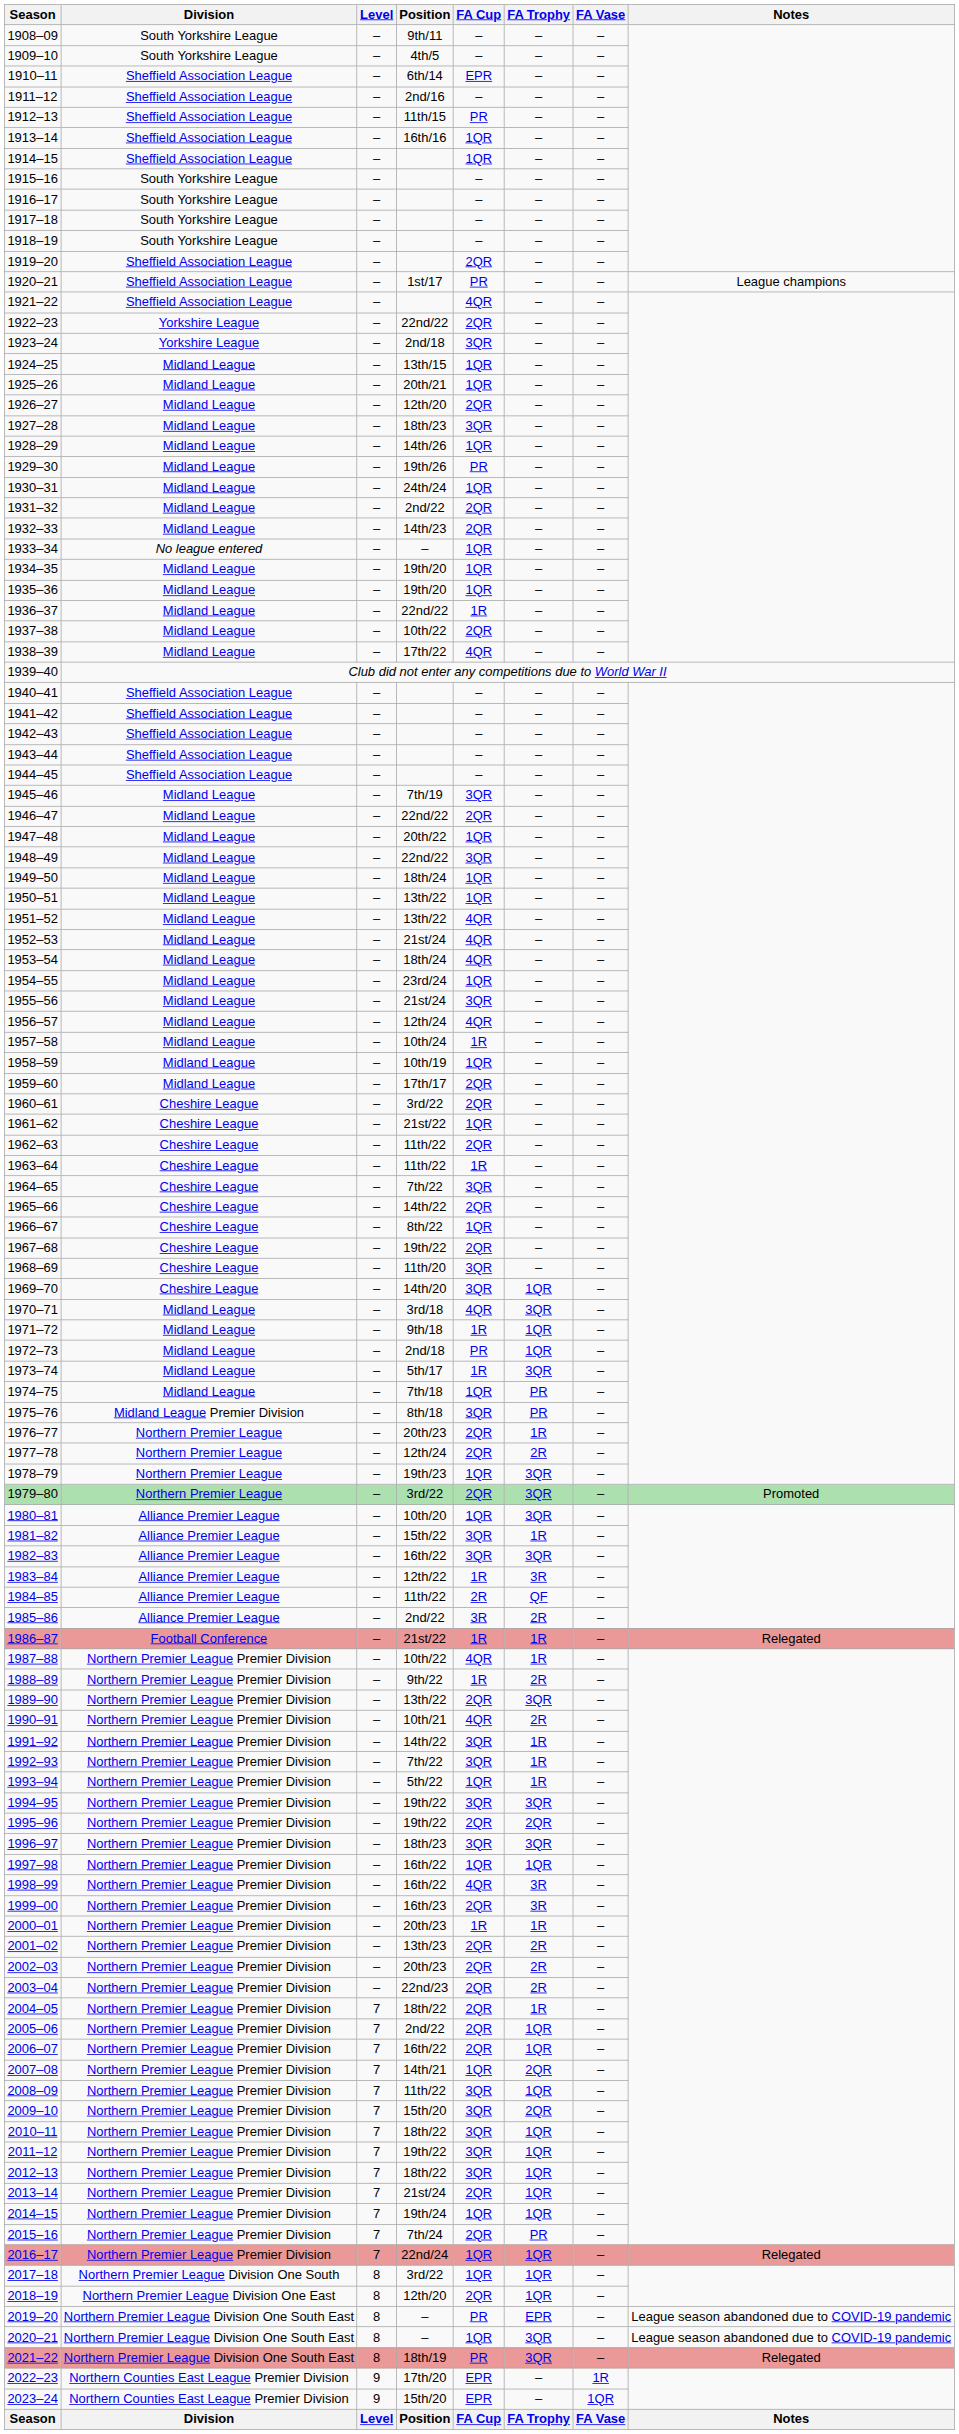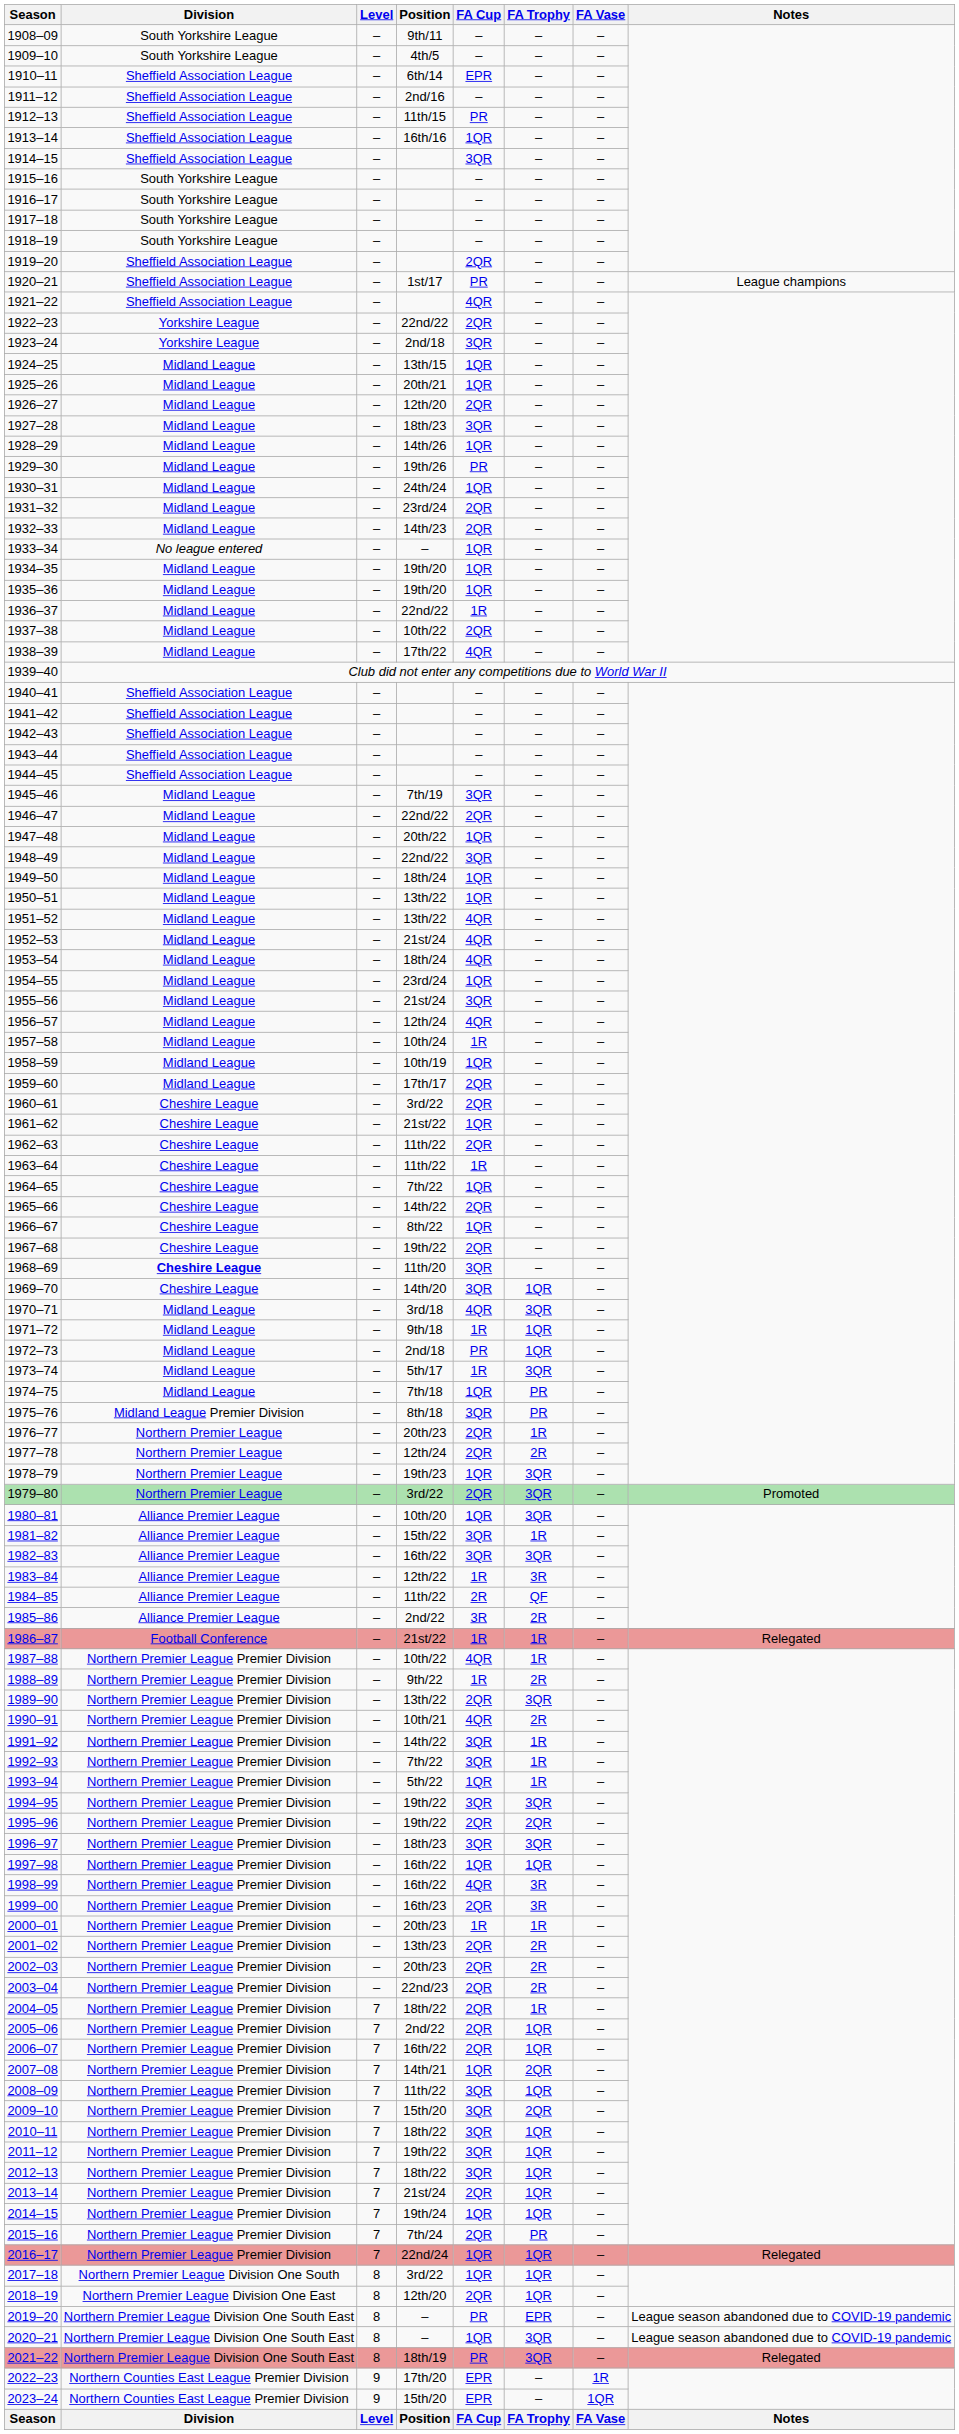(479, 158) 1QR -> (479, 158) 3QR
(425, 508) 2nd/22 -> (425, 508) 23rd/24
(479, 1186) 3QR -> (479, 1186) 1QR
(209, 1268) normal -> (209, 1268) bold
